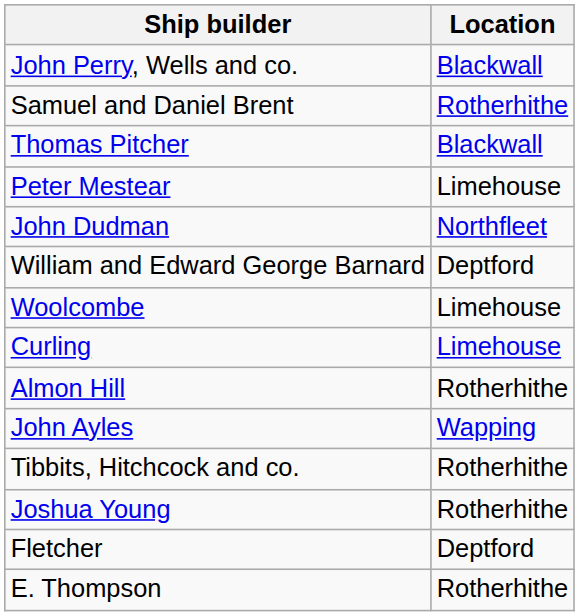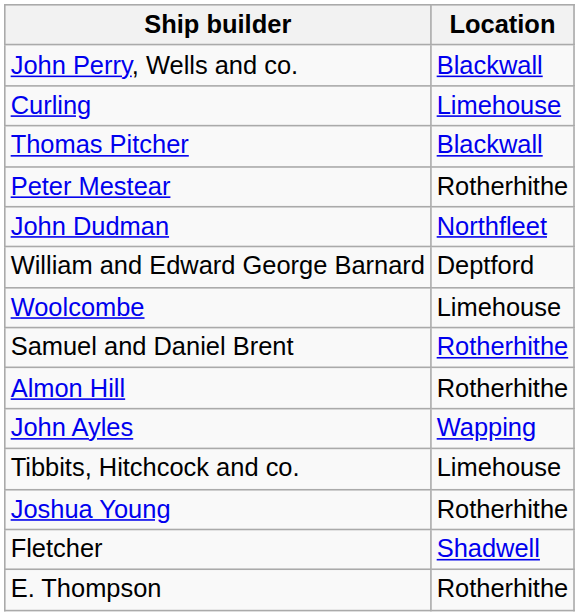rows swapped: (152, 105) <-> (51, 347)
(499, 186) Limehouse -> (502, 186) Rotherhithe
(502, 468) Rotherhithe -> (499, 468) Limehouse
(485, 549) Deptford -> (488, 549) Shadwell
